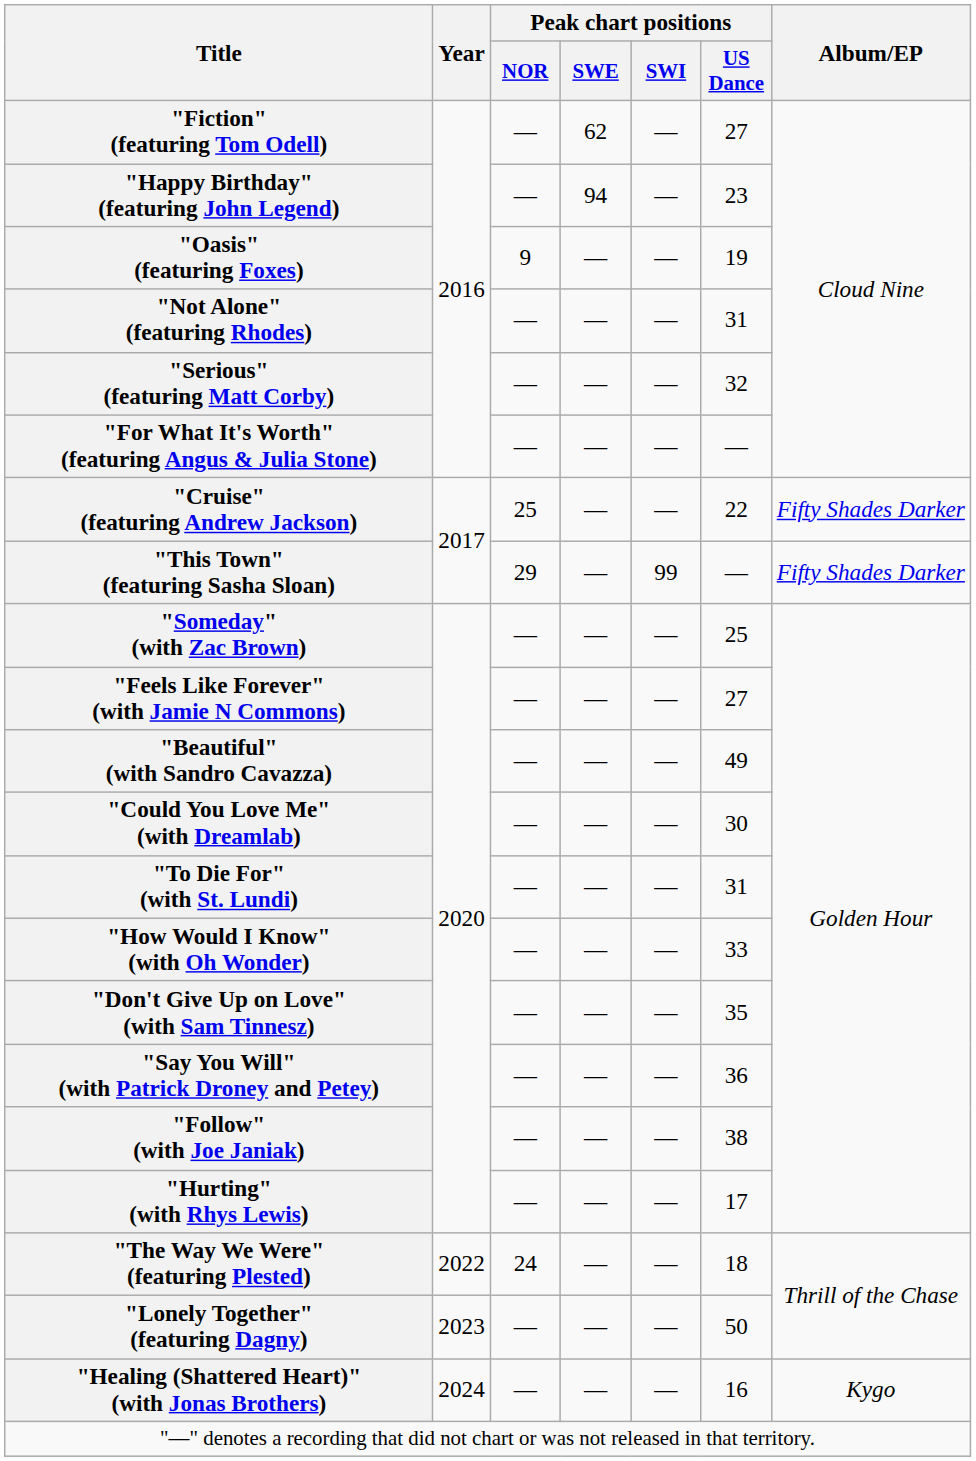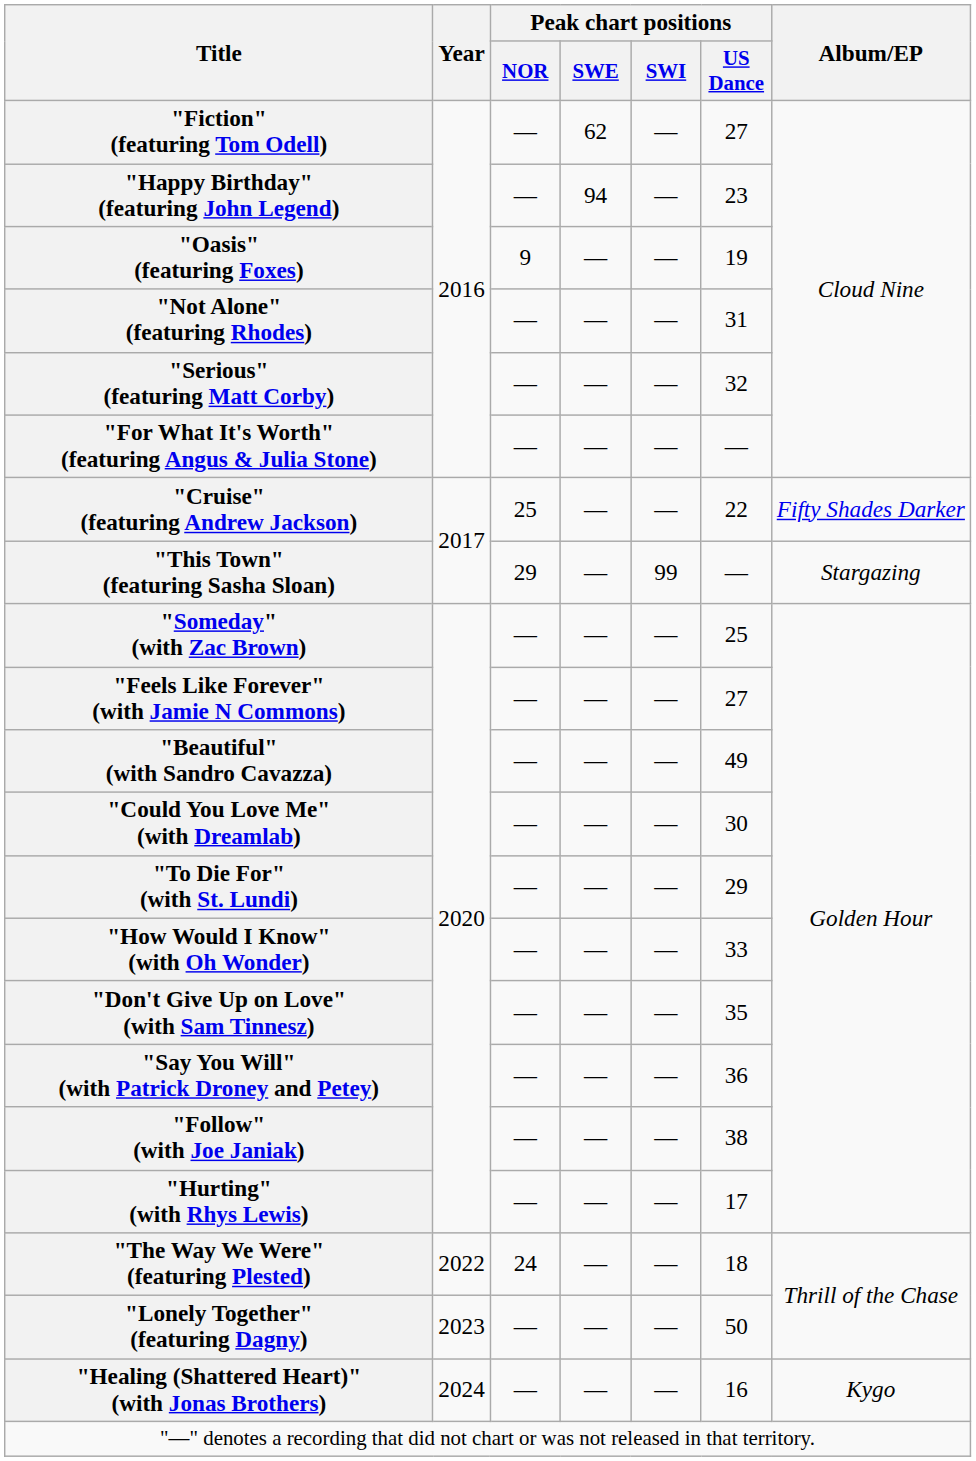(871, 572) Fifty Shades Darker -> (871, 572) Stargazing
(736, 886) 31 -> (736, 886) 29
